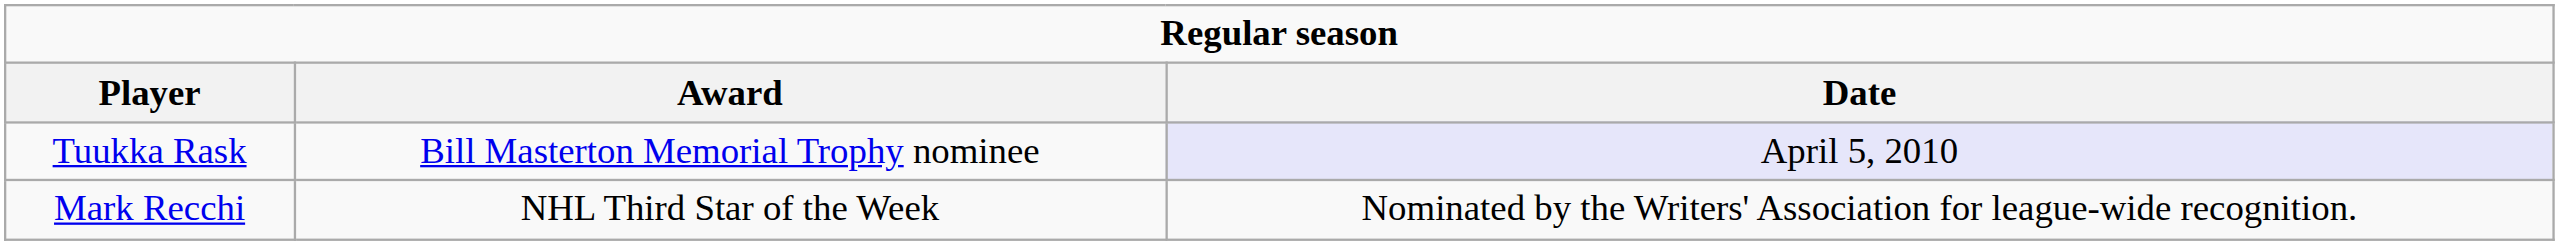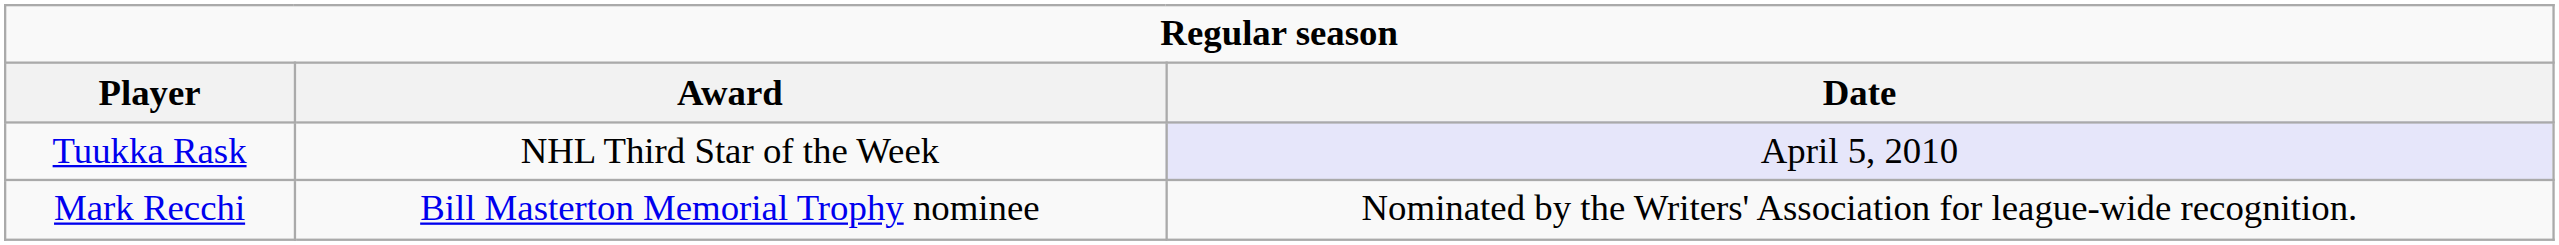(730, 150) Bill Masterton Memorial Trophy nominee -> (730, 150) NHL Third Star of the Week
(730, 208) NHL Third Star of the Week -> (730, 208) Bill Masterton Memorial Trophy nominee
